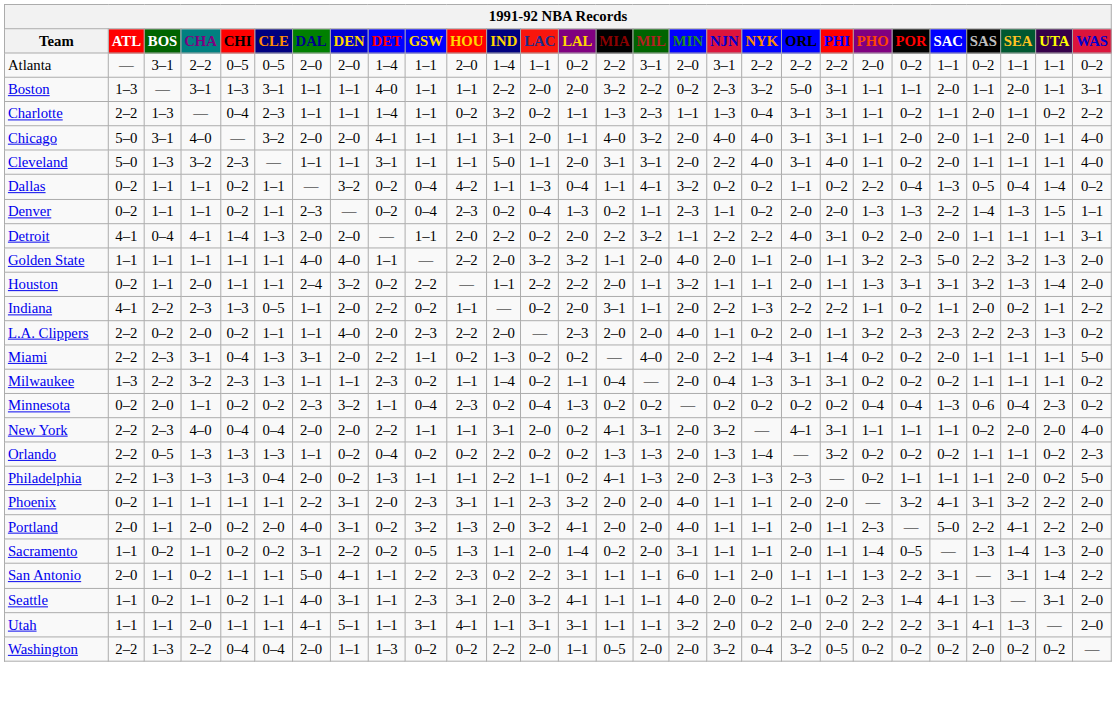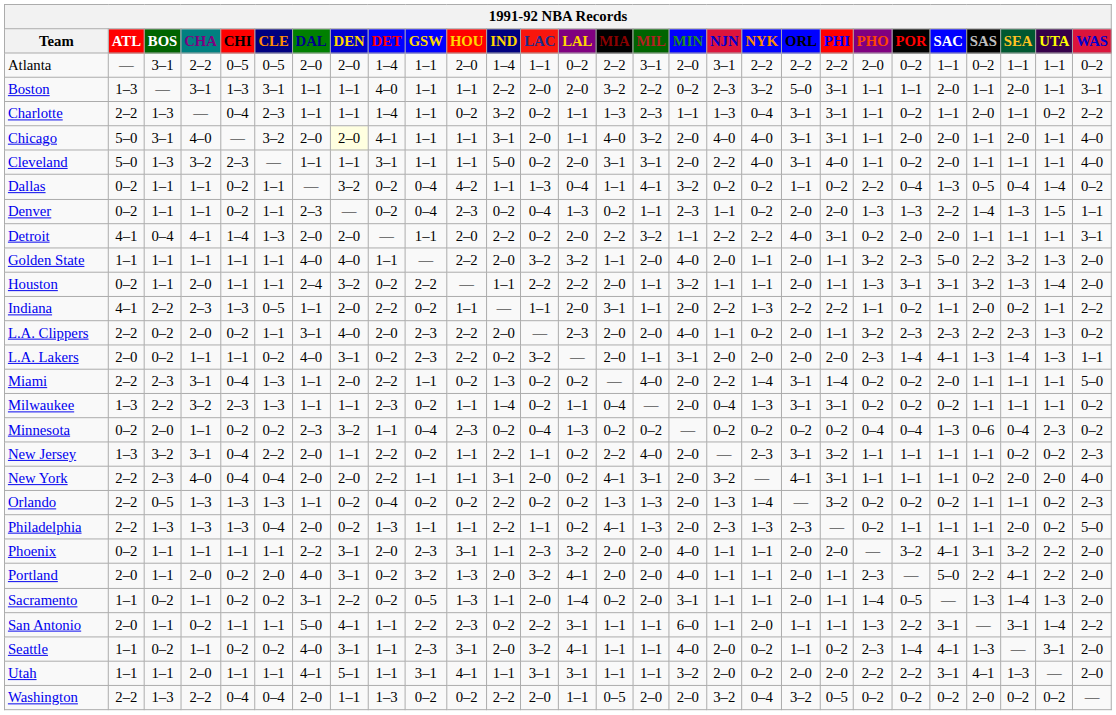(349, 138) no background -> (349, 138) lightyellow background
(540, 162) 1–1 -> (540, 162) 0–2
(540, 308) 0–2 -> (540, 308) 1–1
(311, 332) 1–1 -> (311, 332) 3–1
+ row: (43, 357)
(311, 357) 3–1 -> (311, 381) 1–1
+ row: (42, 454)
(274, 600) 1–1 -> (274, 648) 0–2
